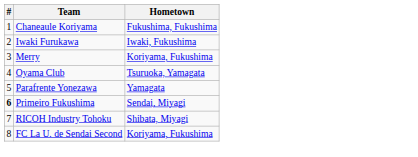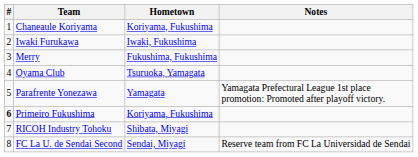+ column: (316, 12)
(172, 27) Fukushima, Fukushima -> (170, 27) Koriyama, Fukushima
(170, 57) Koriyama, Fukushima -> (172, 57) Fukushima, Fukushima
(156, 103) Sendai, Miyagi -> (170, 114) Koriyama, Fukushima
(170, 133) Koriyama, Fukushima -> (156, 144) Sendai, Miyagi
